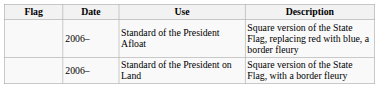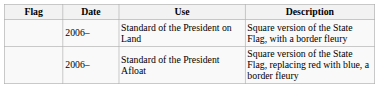rows swapped: (176, 70) <-> (170, 38)
